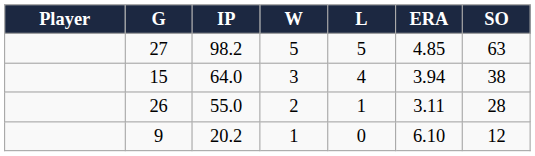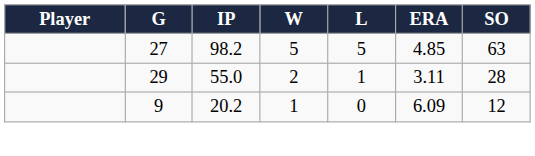- row: (226, 77)
(159, 106) 26 -> (159, 77) 29
(429, 135) 6.10 -> (429, 106) 6.09
